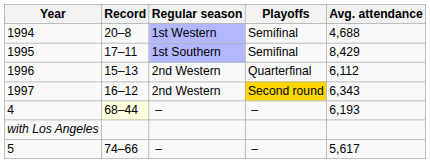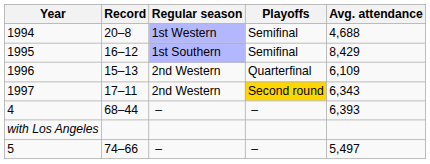(121, 52) 17–11 -> (121, 52) 16–12
(344, 71) 6,112 -> (344, 71) 6,109
(121, 91) 16–12 -> (121, 91) 17–11
(121, 110) lightyellow background -> (121, 110) no background
(344, 110) 6,193 -> (344, 110) 6,393
(344, 149) 5,617 -> (344, 149) 5,497
